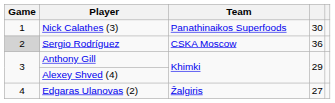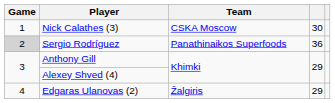(229, 28) Panathinaikos Superfoods -> (204, 28) CSKA Moscow
(204, 43) CSKA Moscow -> (229, 43) Panathinaikos Superfoods
(317, 91) 27 -> (317, 91) 29
